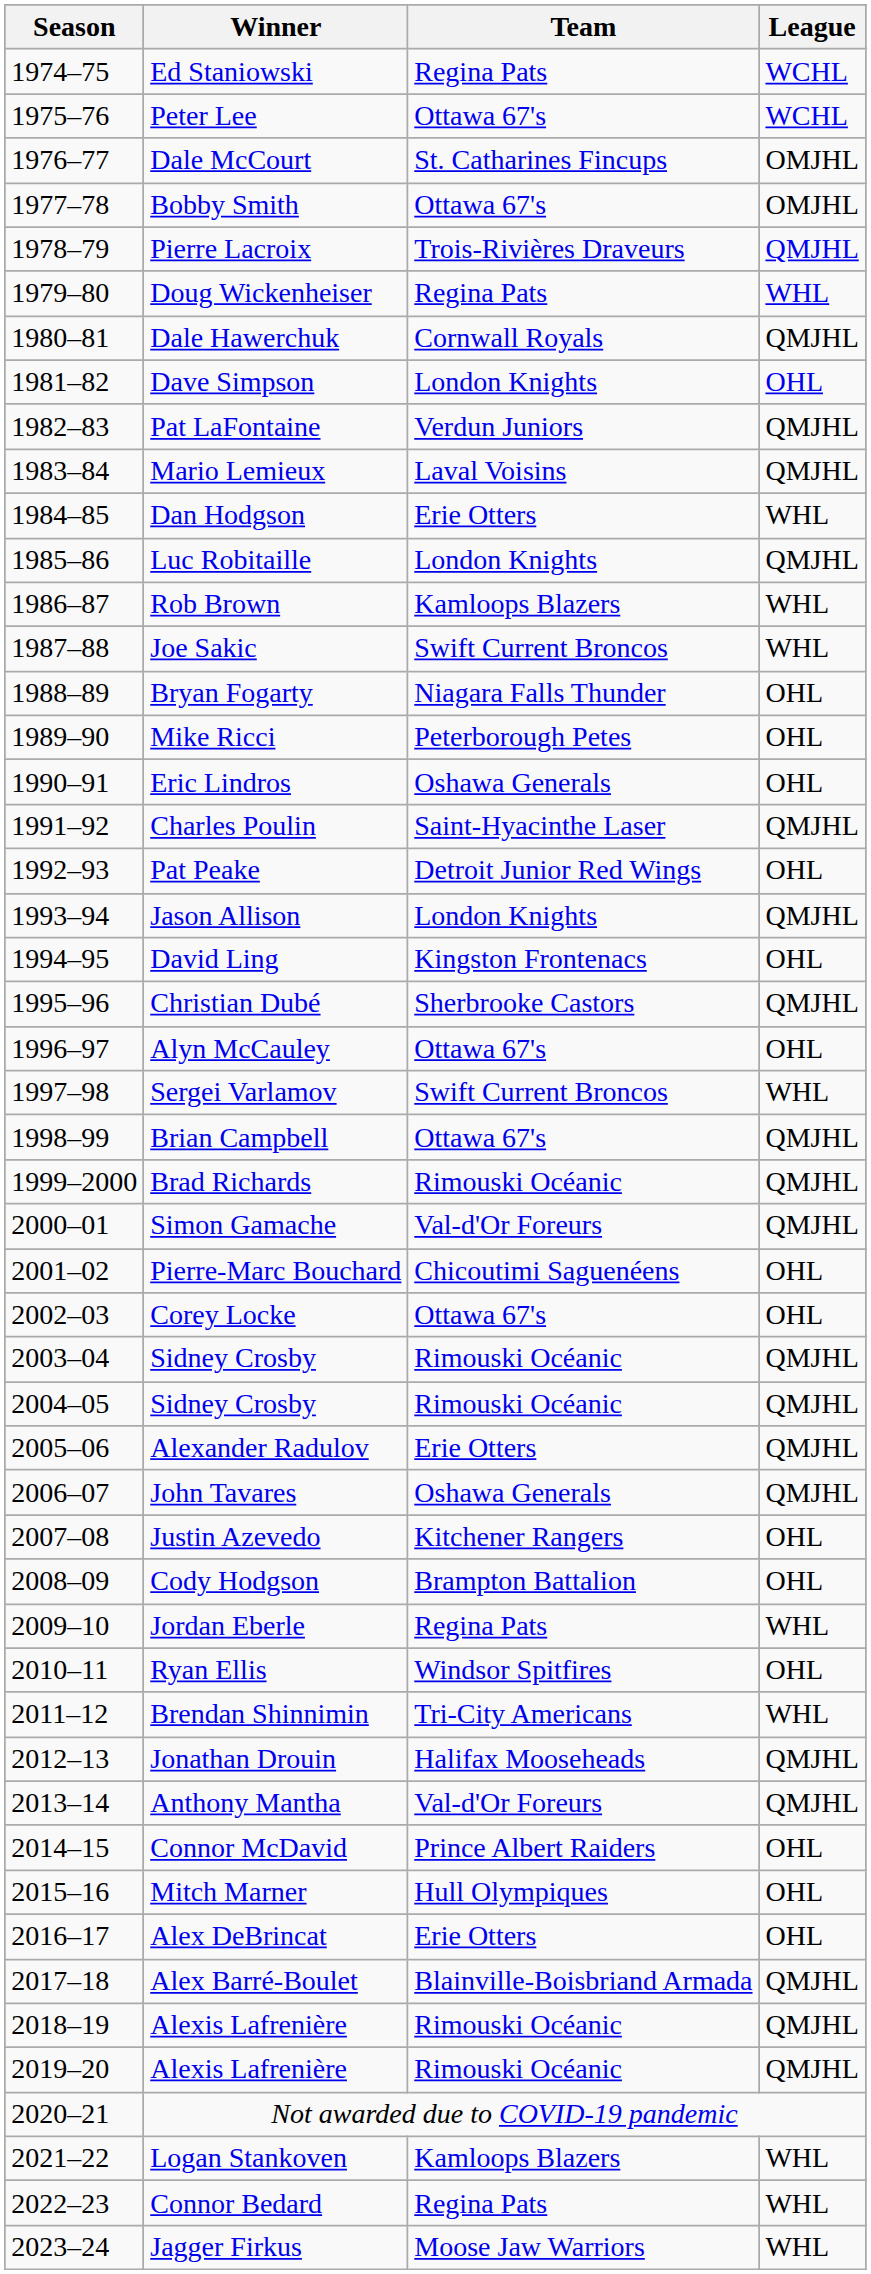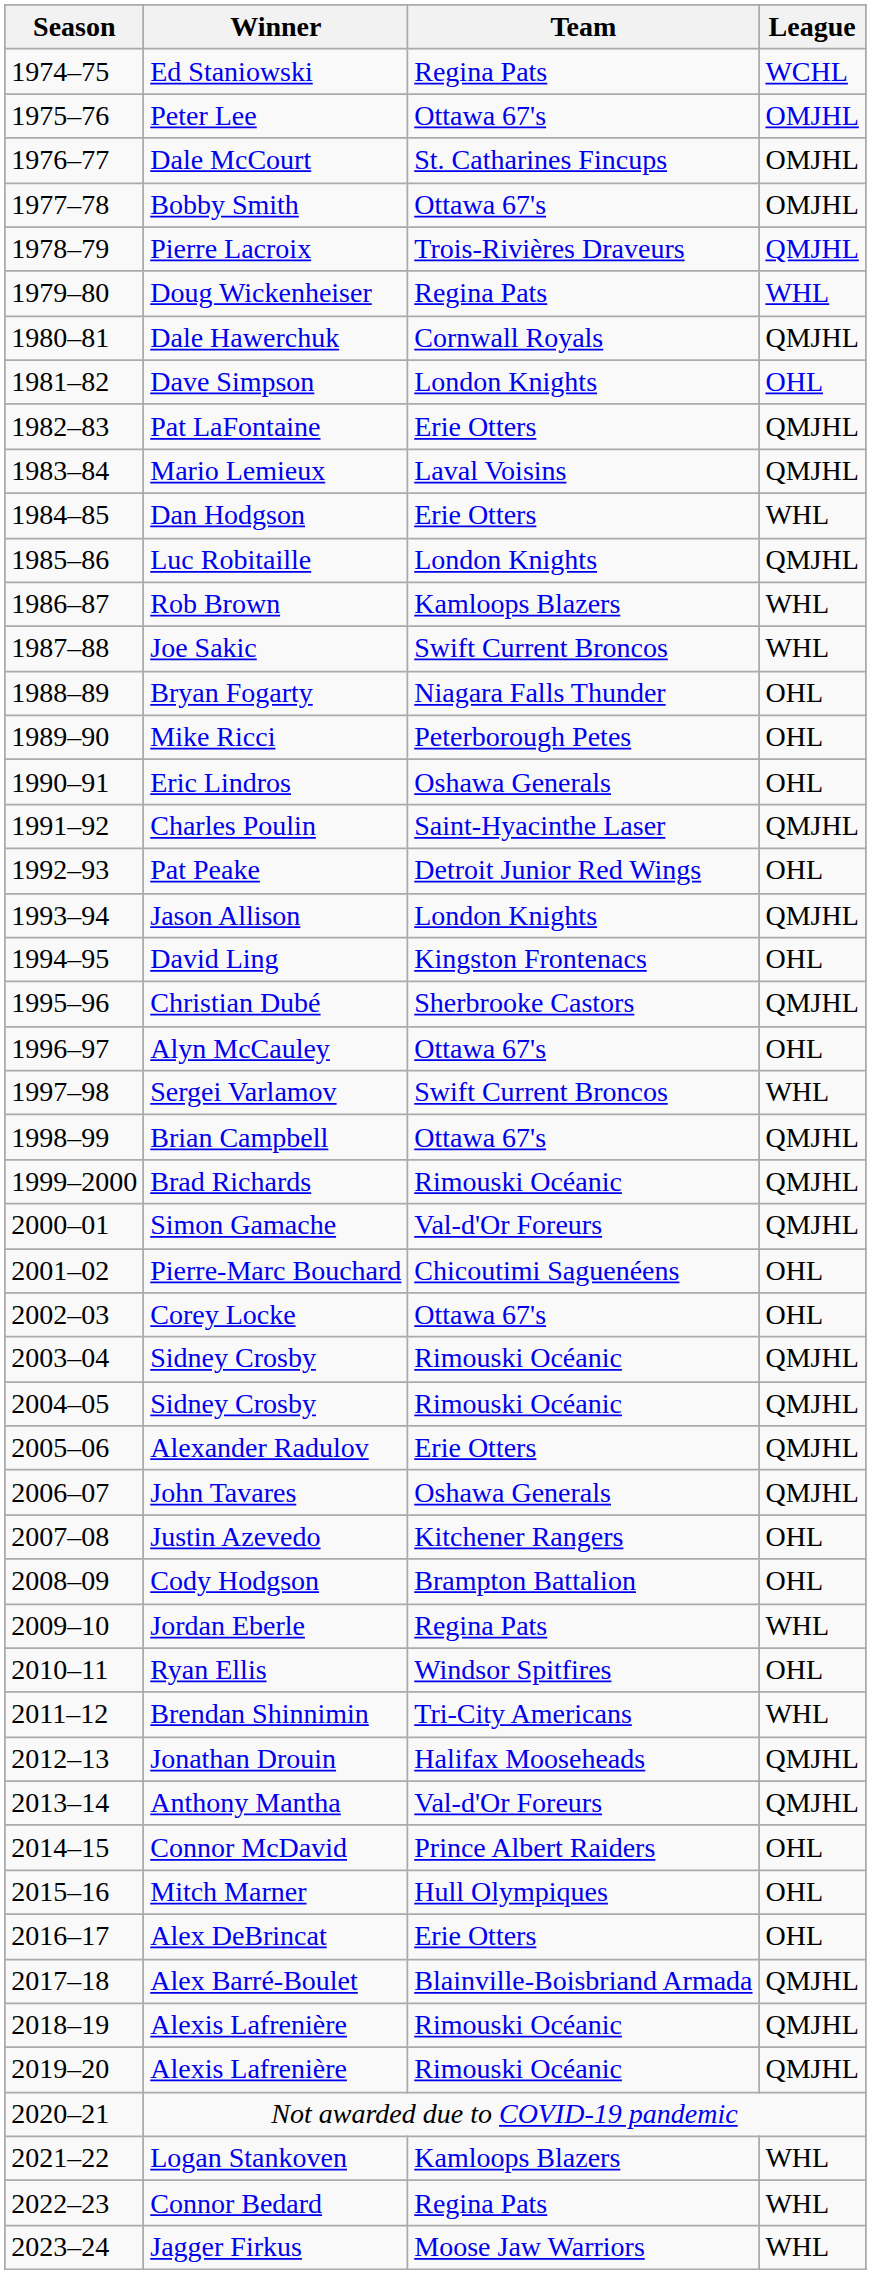(807, 115) WCHL -> (812, 115) OMJHL
(499, 426) Verdun Juniors -> (475, 426) Erie Otters
